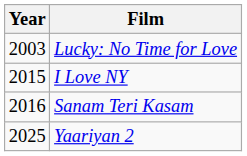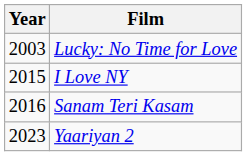(27, 135) 2025 -> (27, 135) 2023
